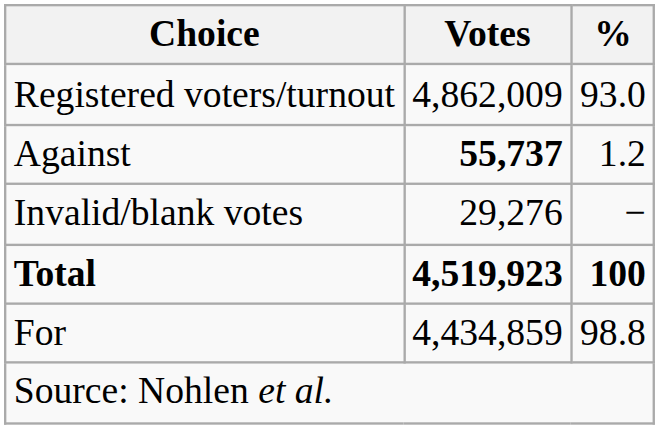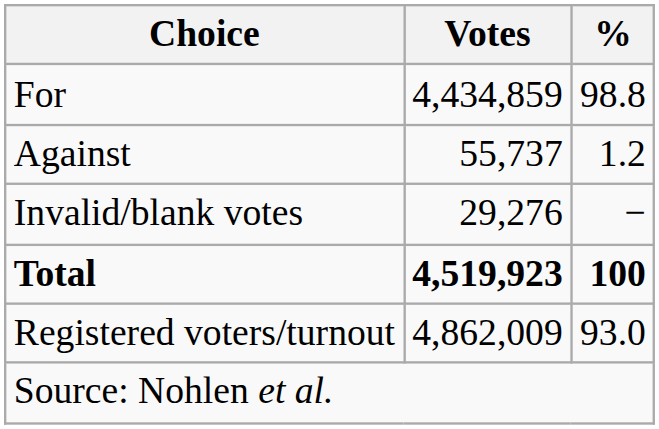rows swapped: (40, 332) <-> (204, 93)
(511, 153) bold -> (511, 153) normal
